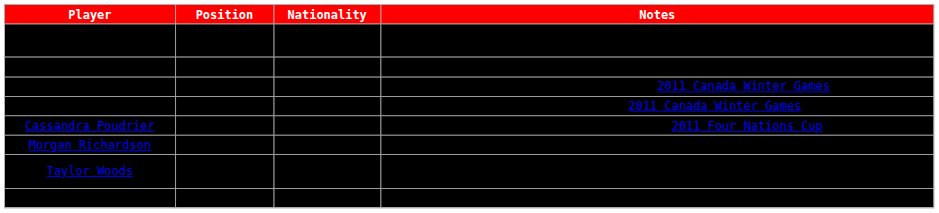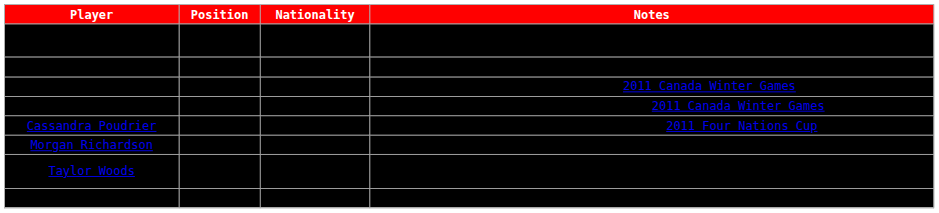(224, 41) Goaltender -> (220, 41) Forward
(224, 67) Goaltender -> (220, 67) Defense
rows swapped: (90, 106) <-> (90, 86)
